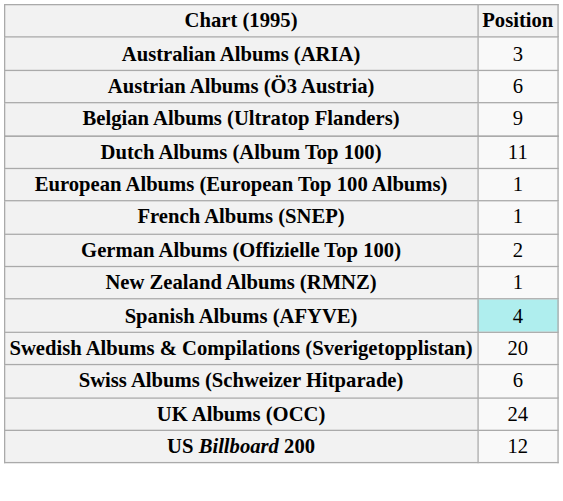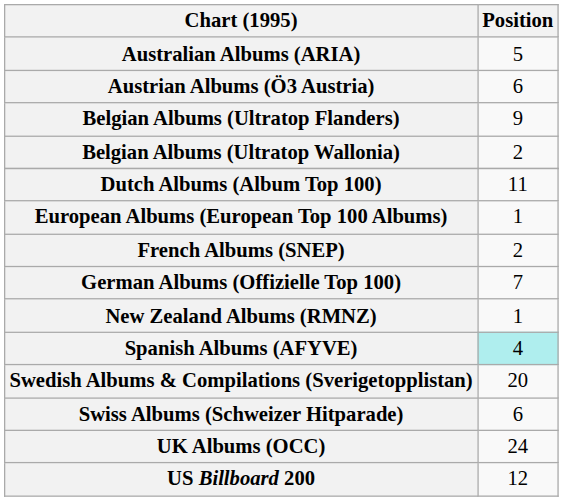(518, 53) 3 -> (518, 53) 5
+ row: (241, 151)
(518, 217) 1 -> (518, 250) 2
(518, 250) 2 -> (518, 282) 7
